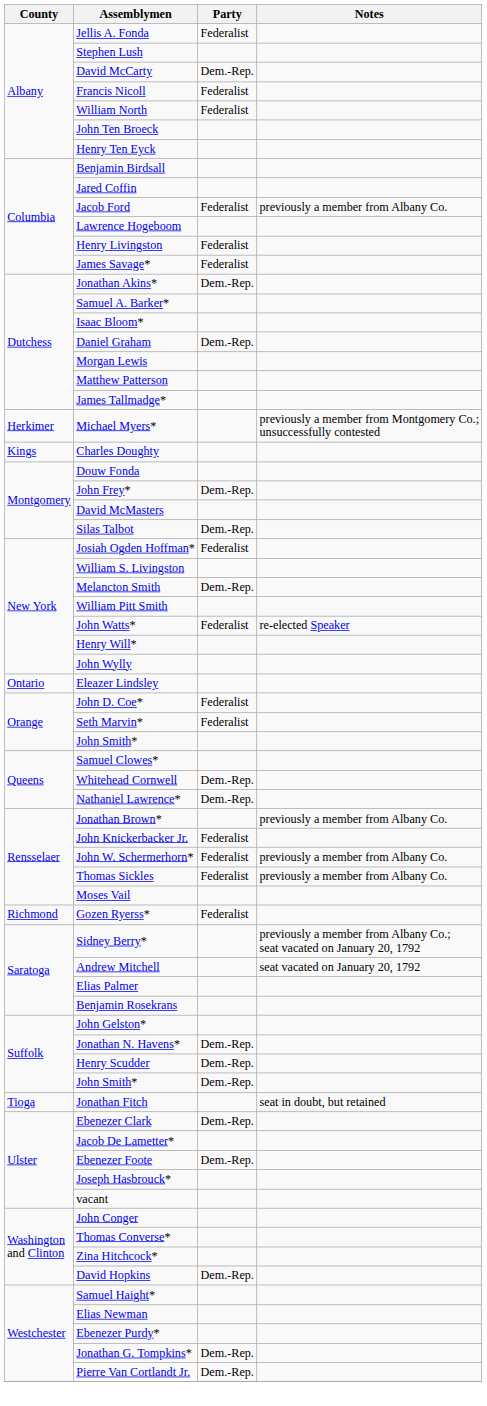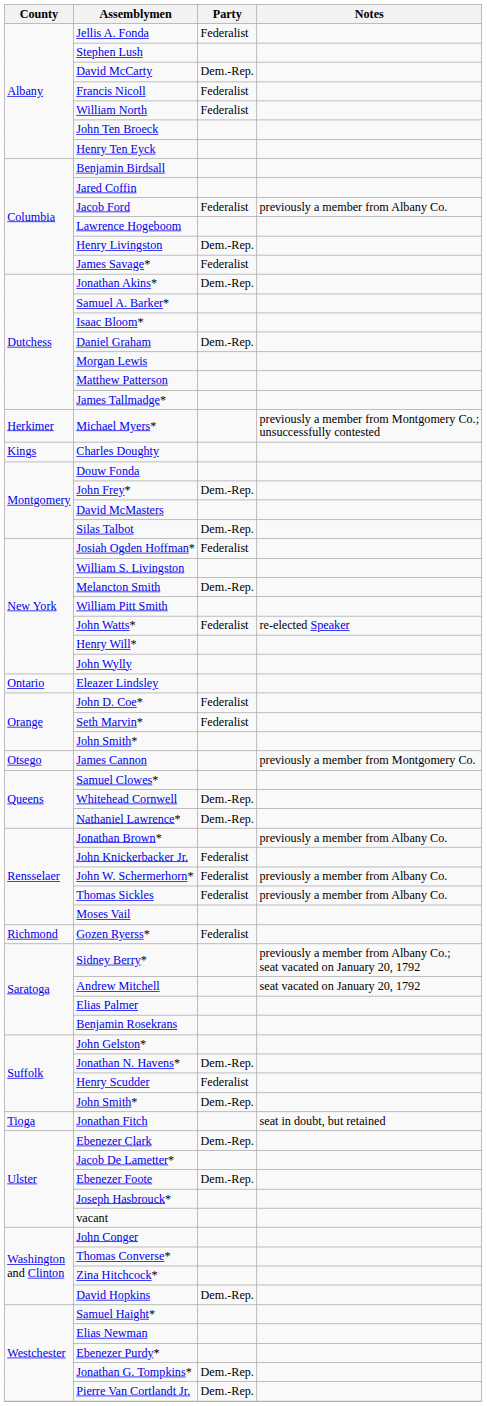(225, 245) Federalist -> (227, 245) Dem.-Rep.
+ row: (24, 760)
(227, 1063) Dem.-Rep. -> (225, 1082) Federalist
